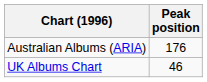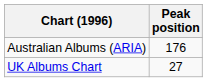(176, 67) 46 -> (176, 67) 27
